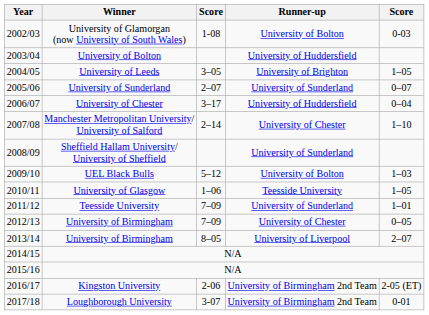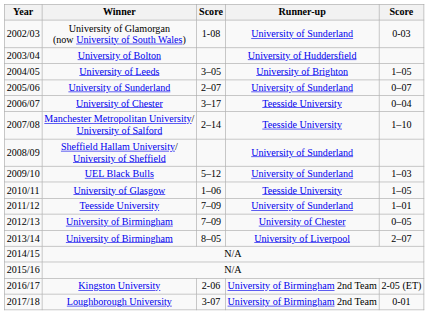(302, 34) University of Bolton -> (302, 34) University of Sunderland
(302, 103) University of Huddersfield -> (302, 103) Teesside University
(302, 125) University of Chester -> (302, 125) Teesside University
(302, 174) University of Bolton -> (302, 174) University of Sunderland
